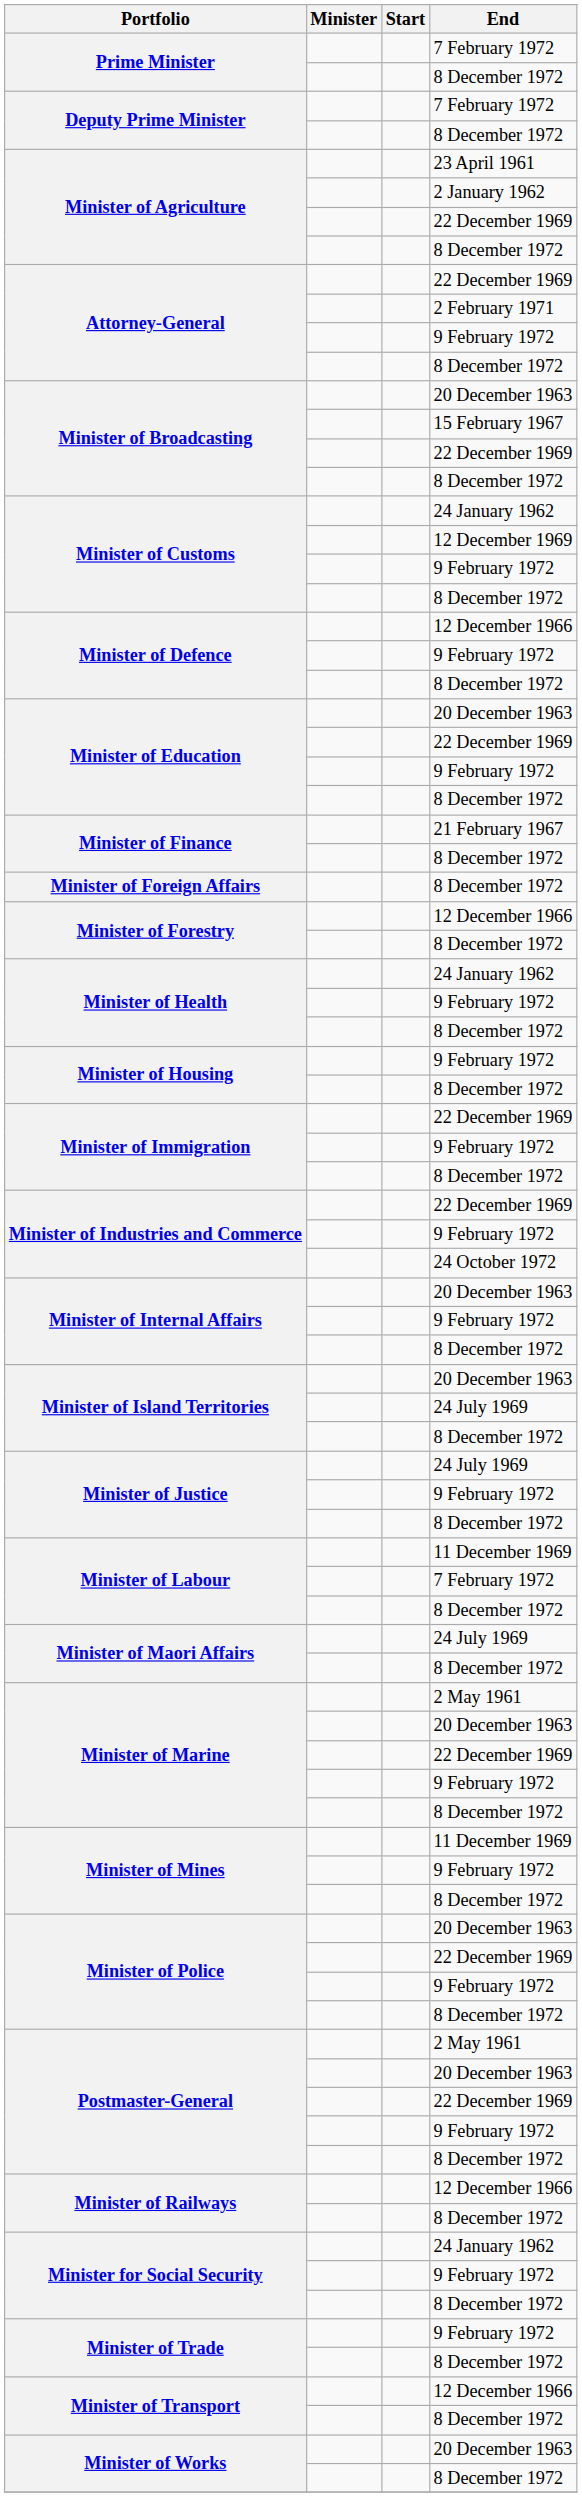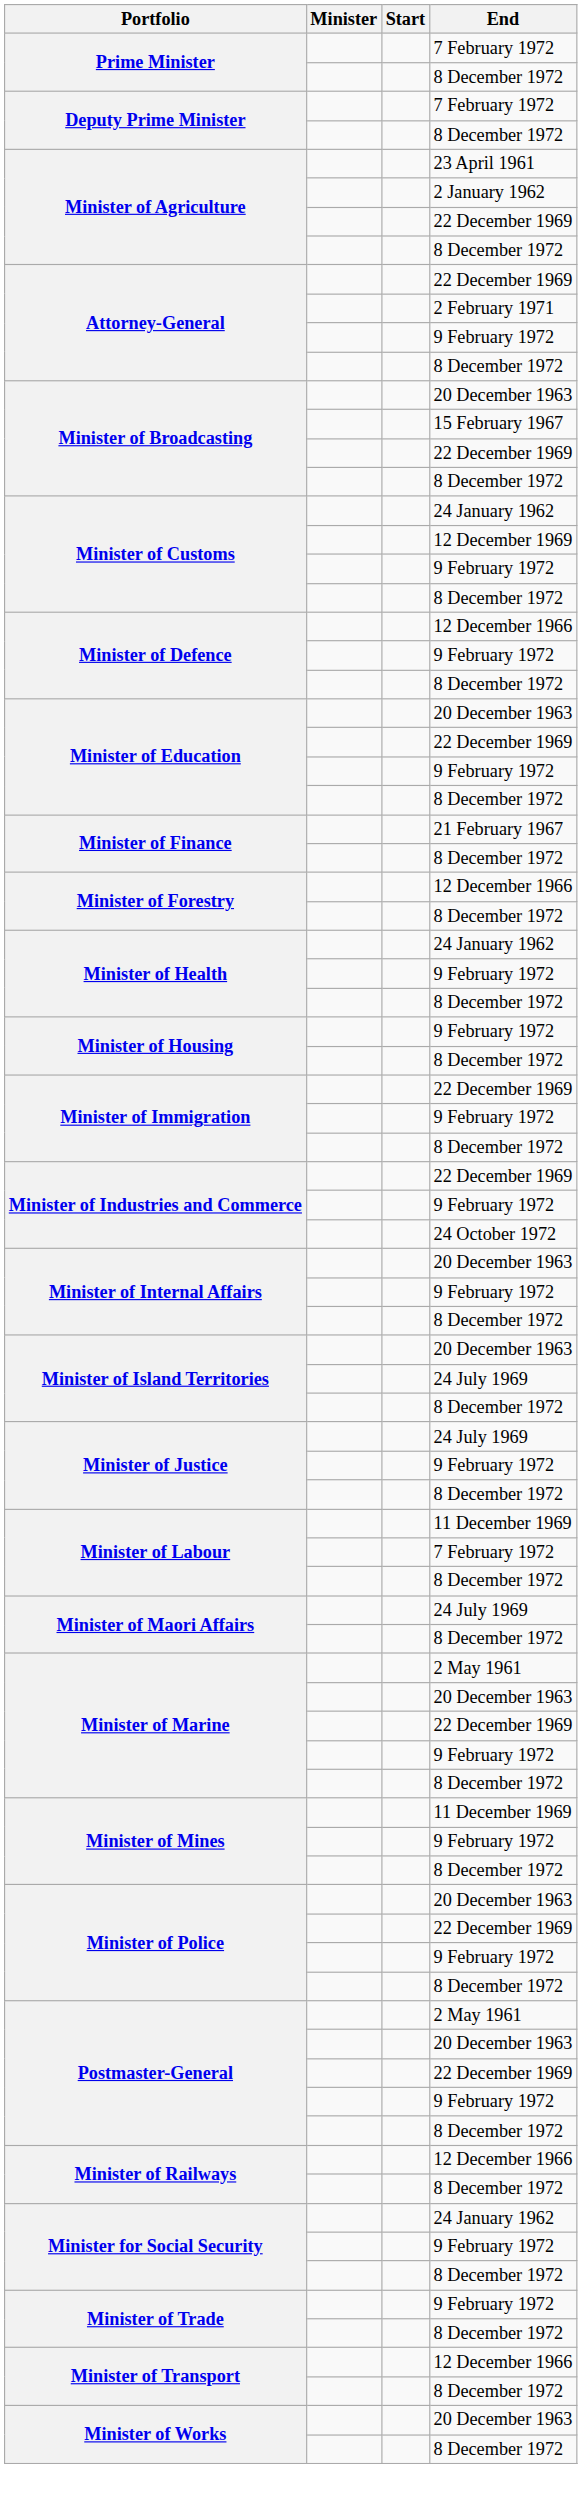- row: (155, 886)
